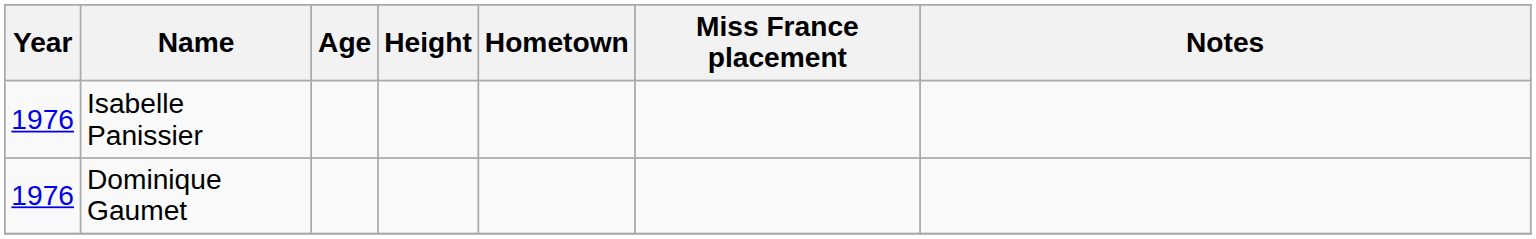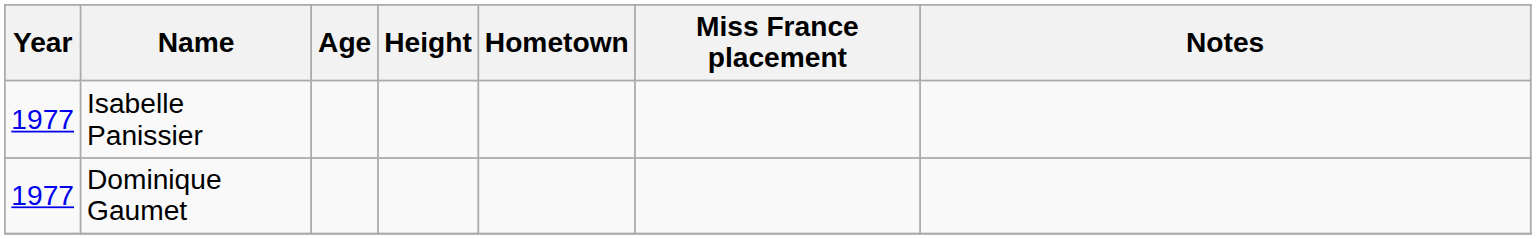(43, 119) 1976 -> (43, 119) 1977
(43, 195) 1976 -> (43, 195) 1977
